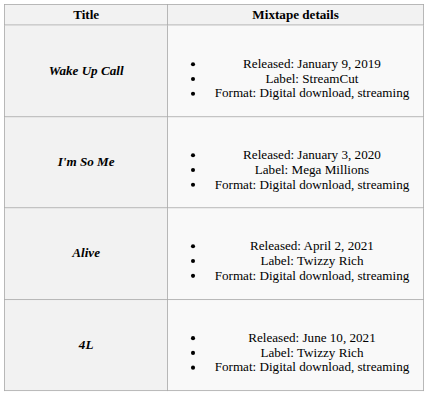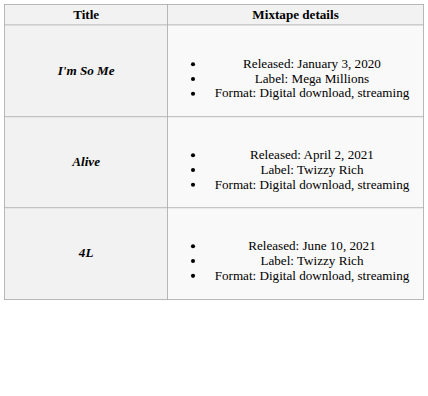- row: (86, 70)
